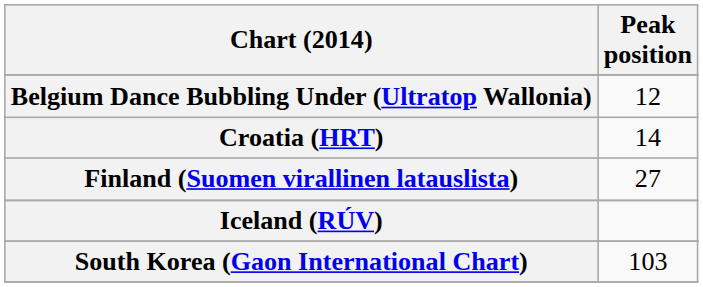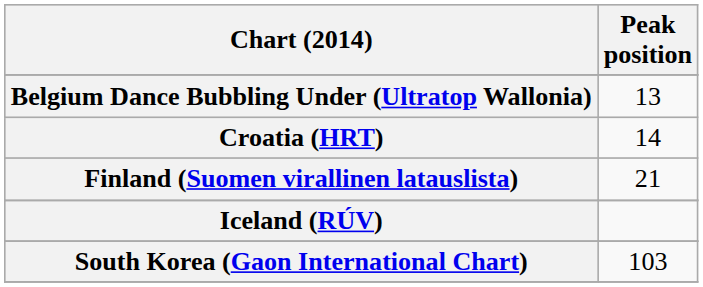(648, 95) 12 -> (648, 95) 13
(648, 178) 27 -> (648, 178) 21
